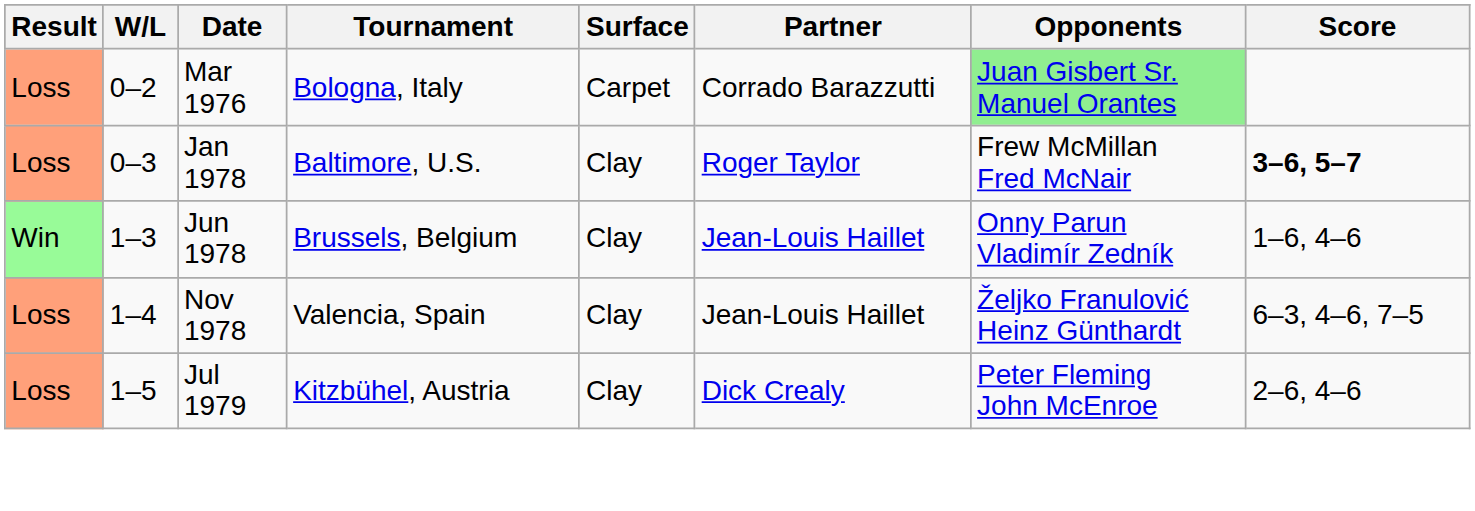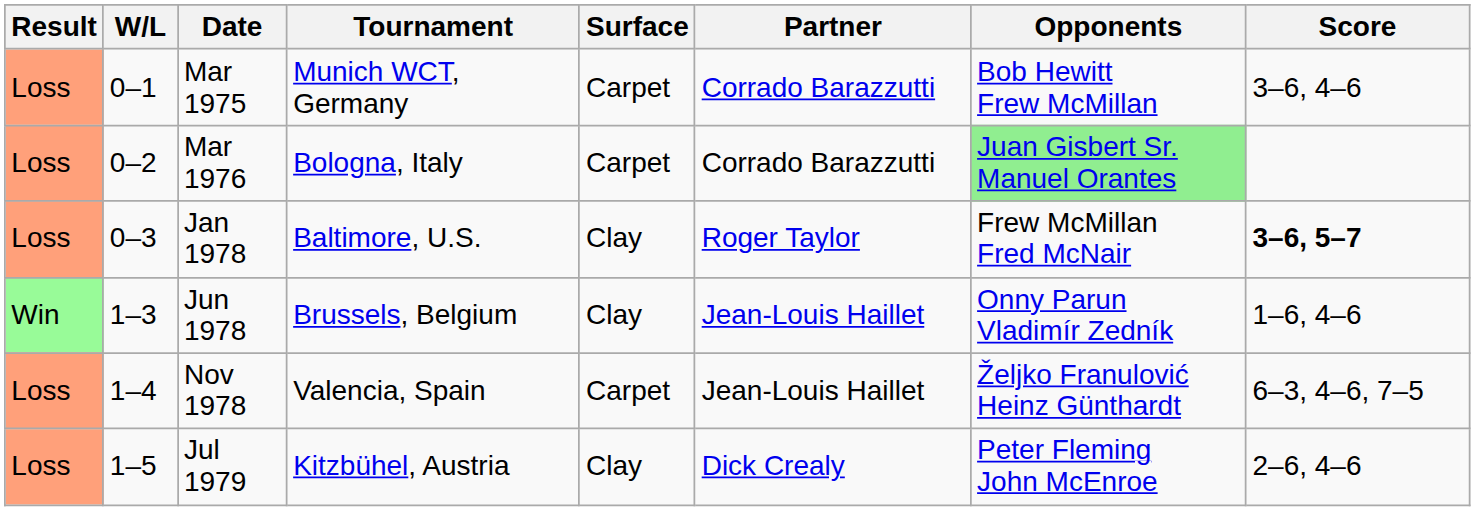+ row: (215, 86)
(614, 314) Clay -> (628, 390) Carpet
